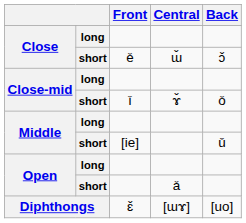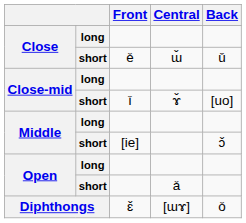(222, 57) ɔ̌ -> (222, 57) ǔ
(222, 100) ǒ -> (222, 100) [uo]
(222, 143) ǔ -> (222, 143) ɔ̌
(222, 206) [uo] -> (222, 206) ǒ
